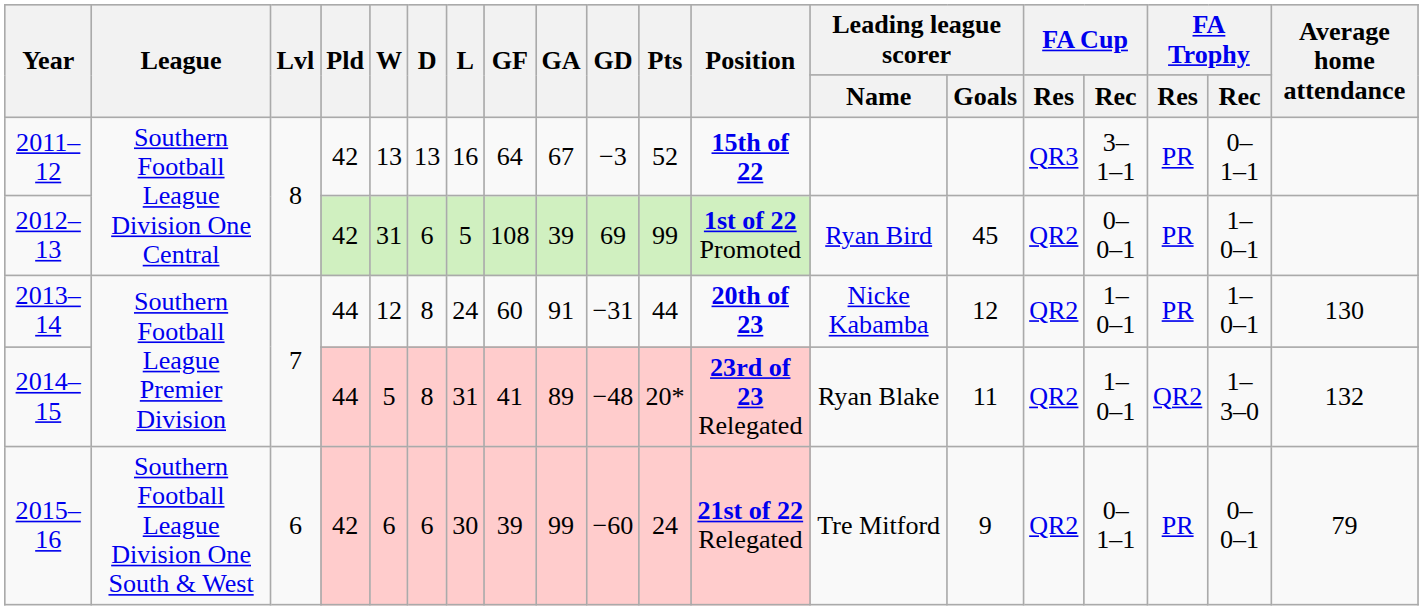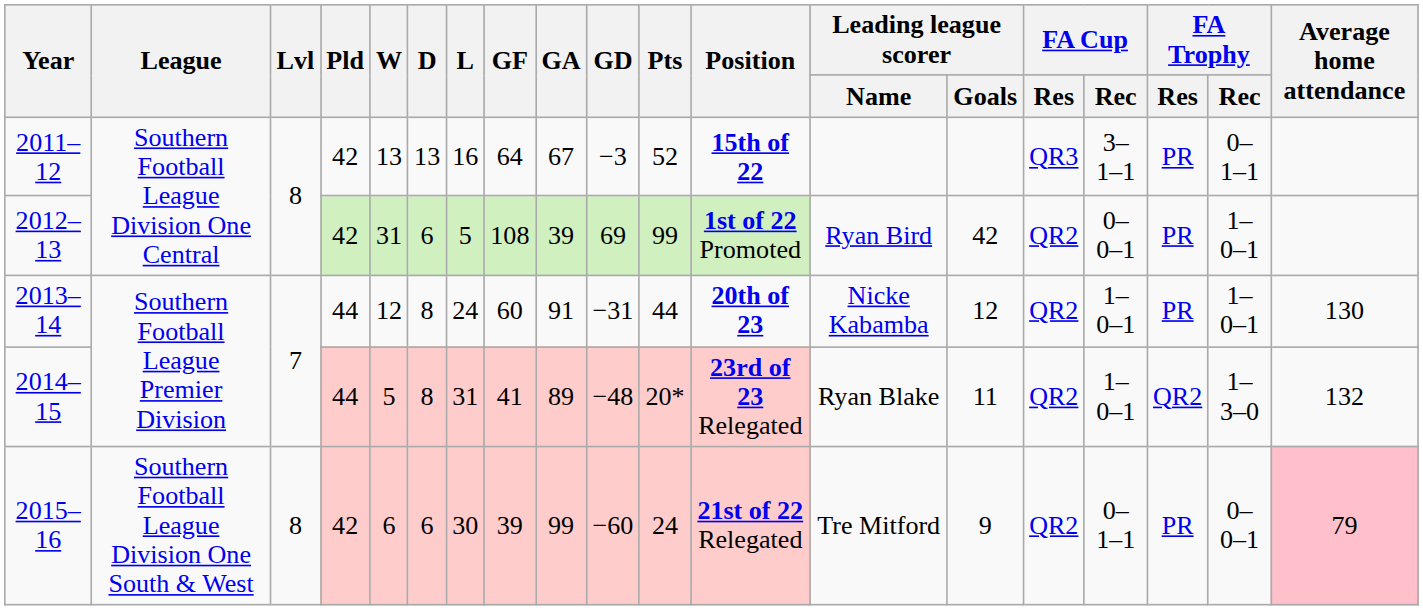(985, 235) 45 -> (985, 235) 42
(295, 525) 6 -> (295, 525) 8
(1344, 525) no background -> (1344, 525) pink background
